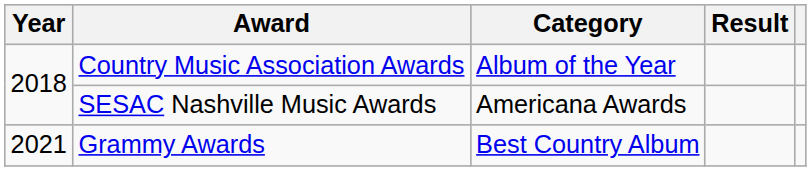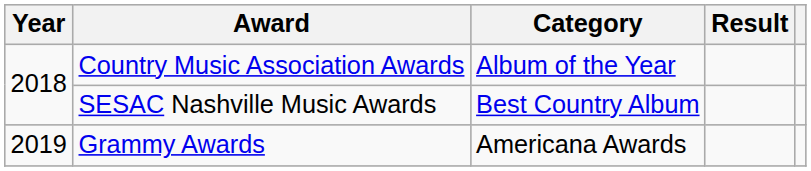(581, 104) Americana Awards -> (588, 104) Best Country Album
(39, 144) 2021 -> (39, 144) 2019
(588, 144) Best Country Album -> (581, 144) Americana Awards
